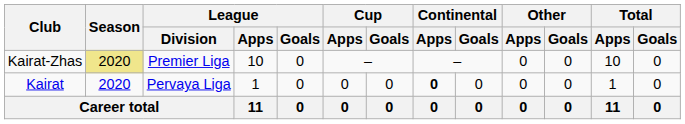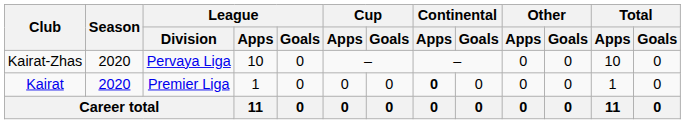(114, 61) khaki background -> (114, 61) no background
(189, 61) Premier Liga -> (189, 61) Pervaya Liga
(189, 84) Pervaya Liga -> (189, 84) Premier Liga
